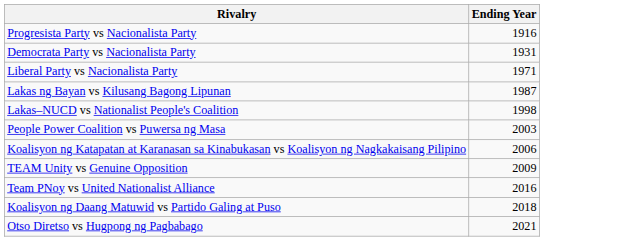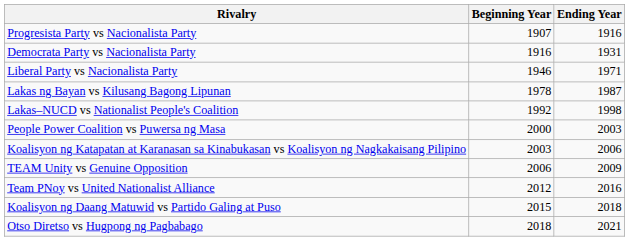+ column: (512, 14)
